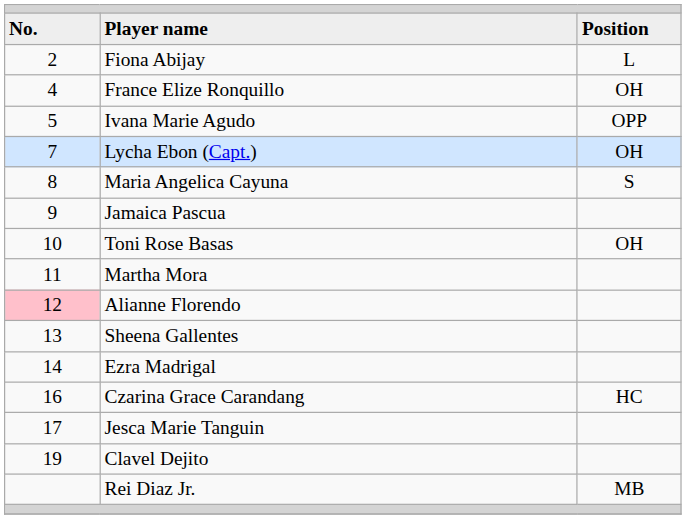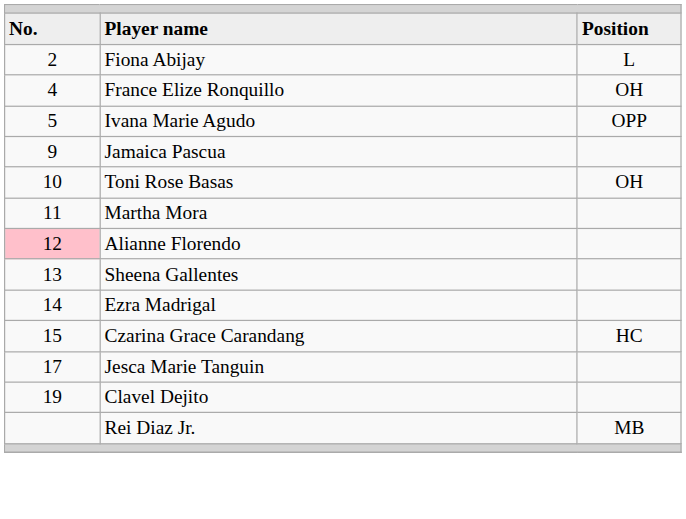- row: (181, 151)
- row: (196, 182)
(52, 397) 16 -> (52, 335) 15
